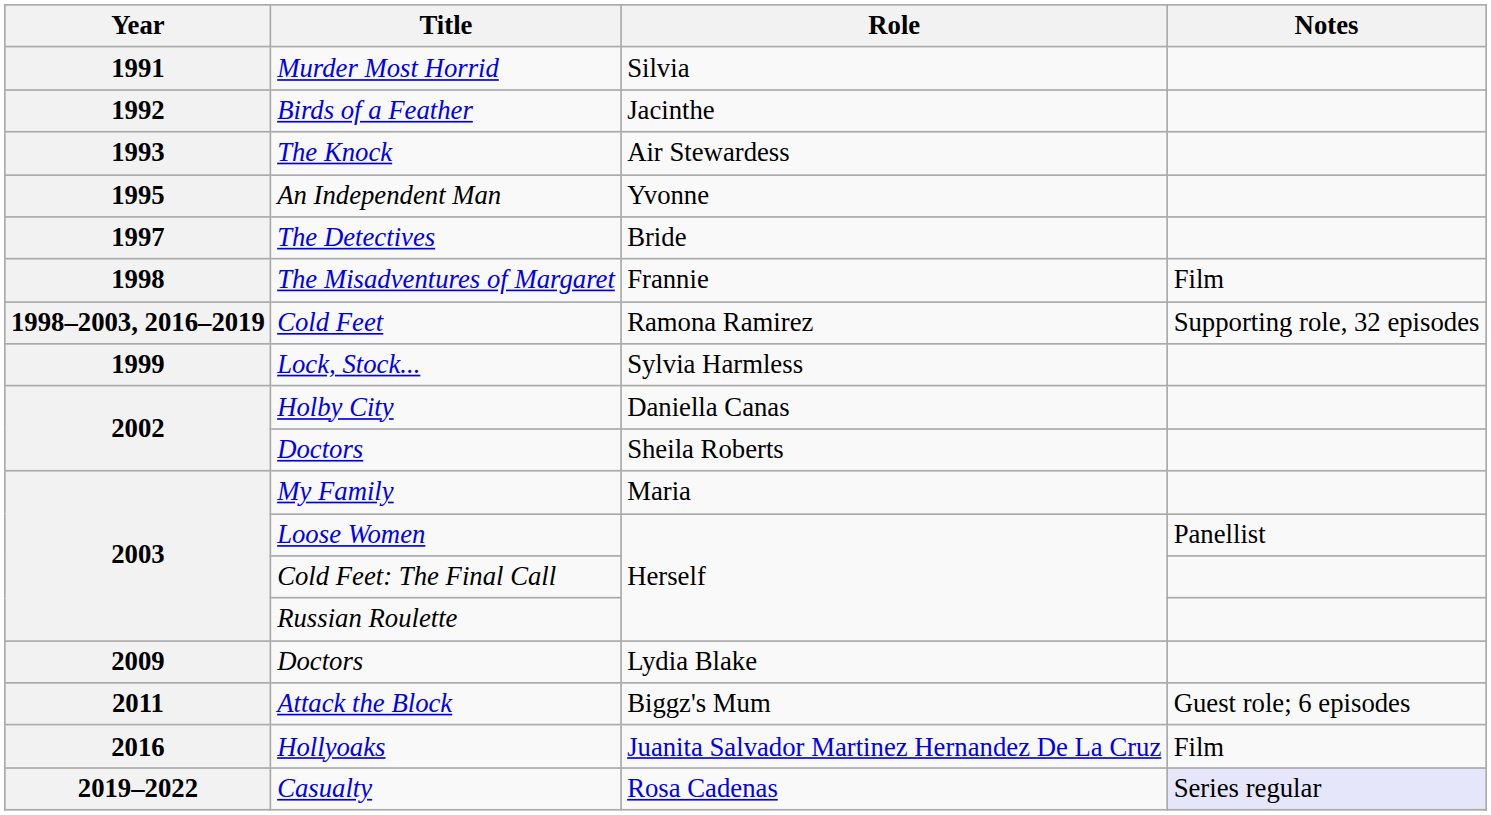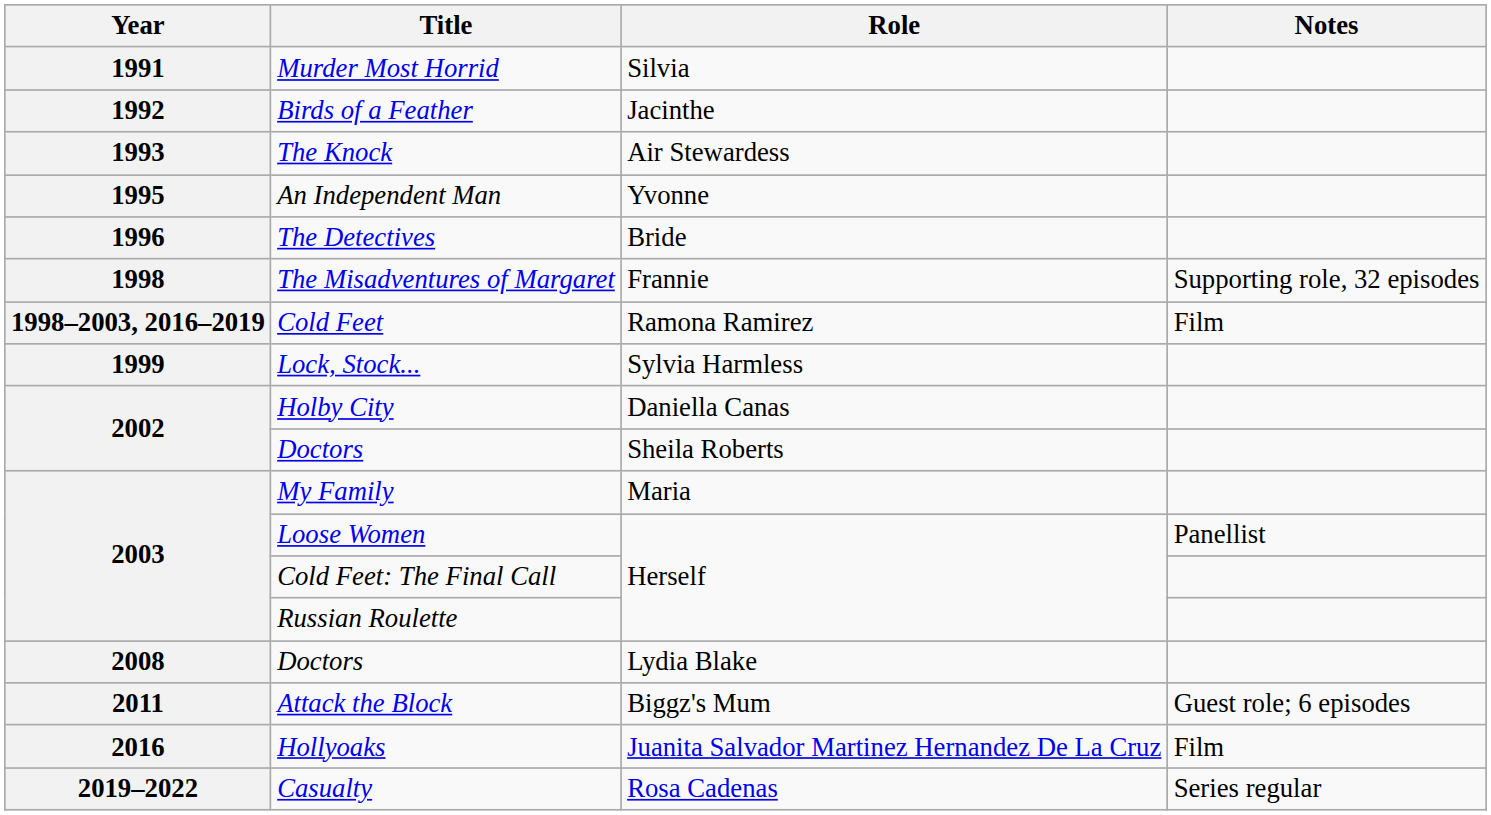(138, 237) 1997 -> (138, 237) 1996
(1199, 279) Film -> (1327, 279) Supporting role, 32 episodes
(1327, 322) Supporting role, 32 episodes -> (1199, 322) Film
(138, 661) 2009 -> (138, 661) 2008
(1247, 788) lavender background -> (1247, 788) no background
